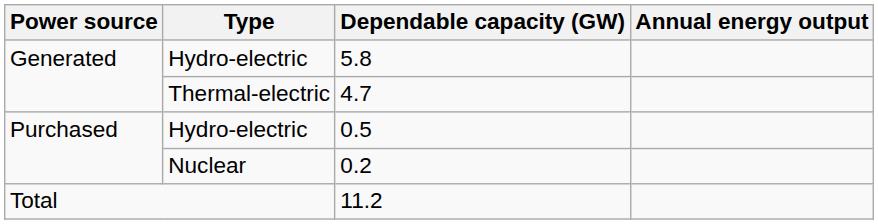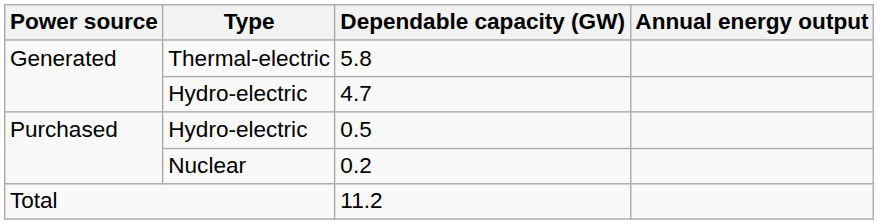(238, 58) Hydro-electric -> (249, 58) Thermal-electric
(249, 93) Thermal-electric -> (238, 93) Hydro-electric
